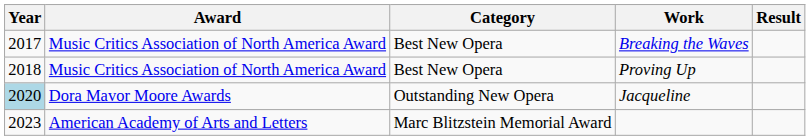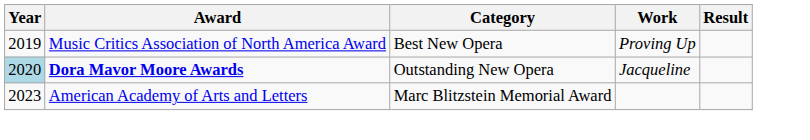- row: (684, 43)
(25, 69) 2018 -> (25, 43) 2019
(140, 95) normal -> (146, 69) bold
